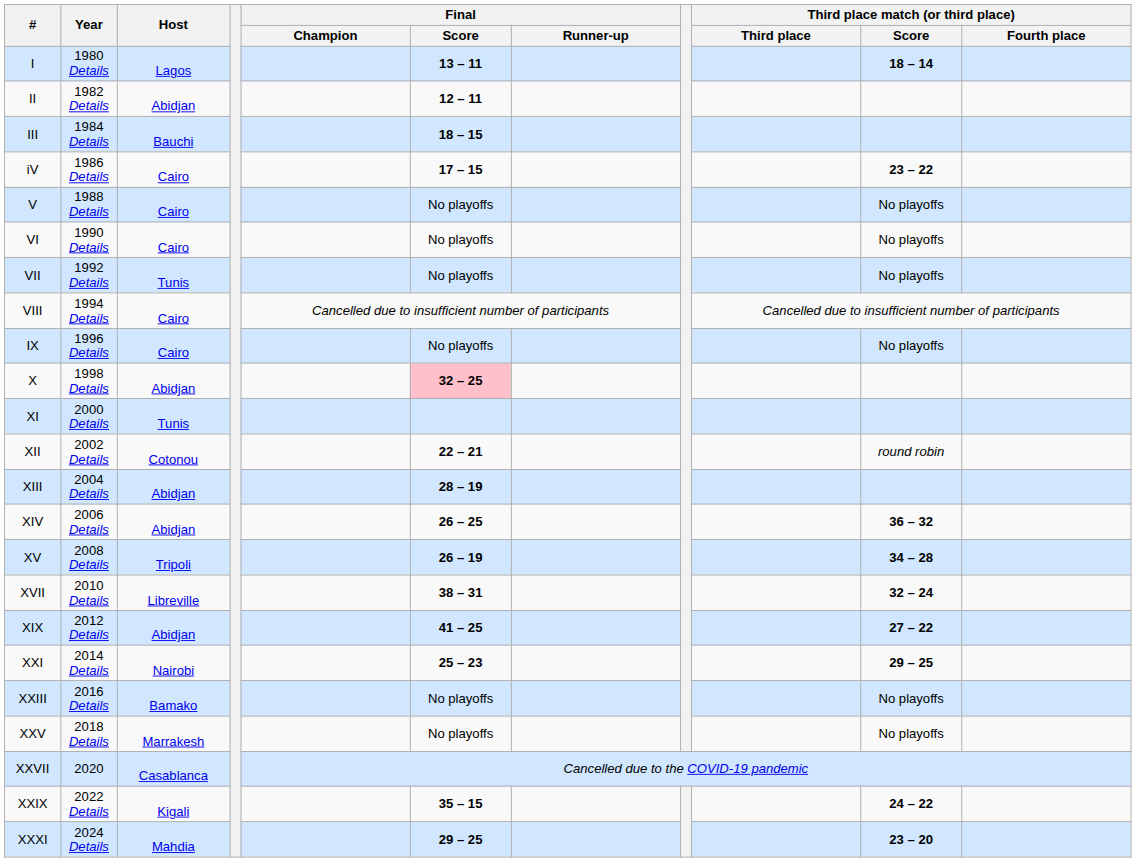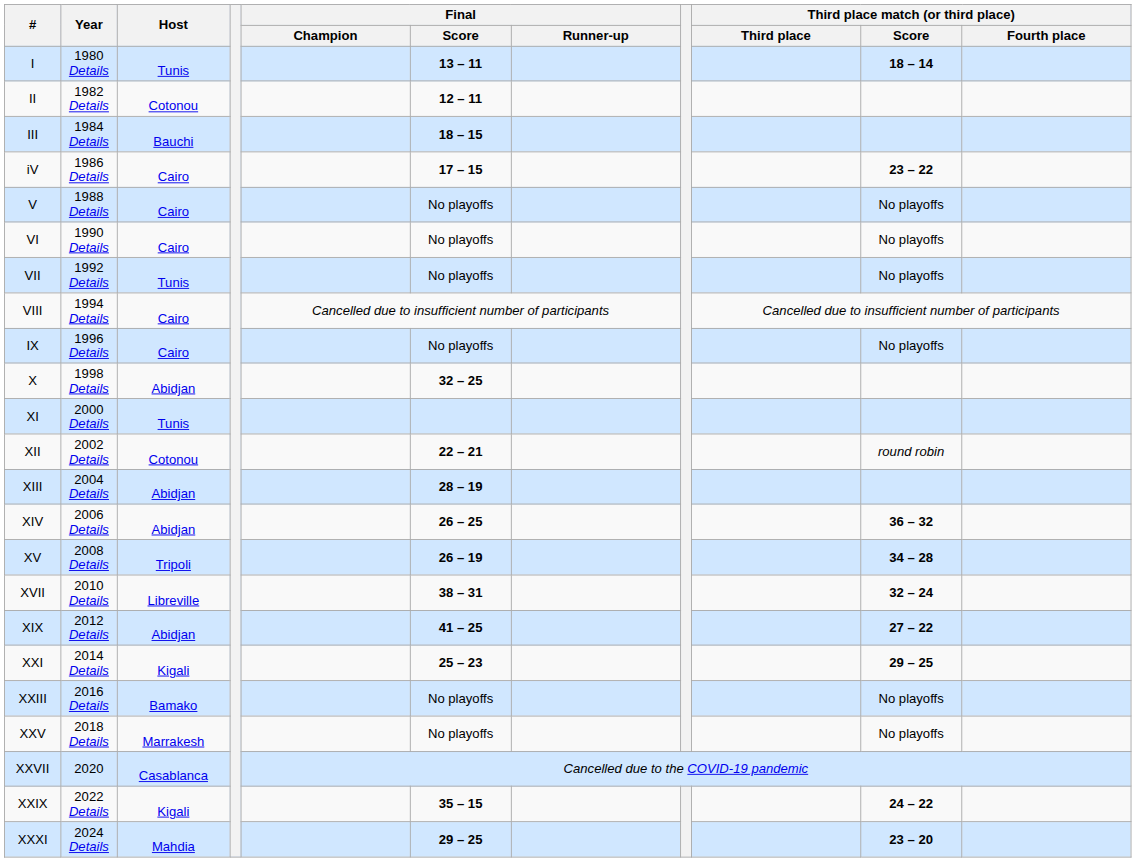(173, 71) Lagos -> (173, 71) Tunis
(173, 106) Abidjan -> (173, 106) Cotonou
(461, 381) pink background -> (461, 381) no background
(173, 671) Nairobi -> (173, 671) Kigali
